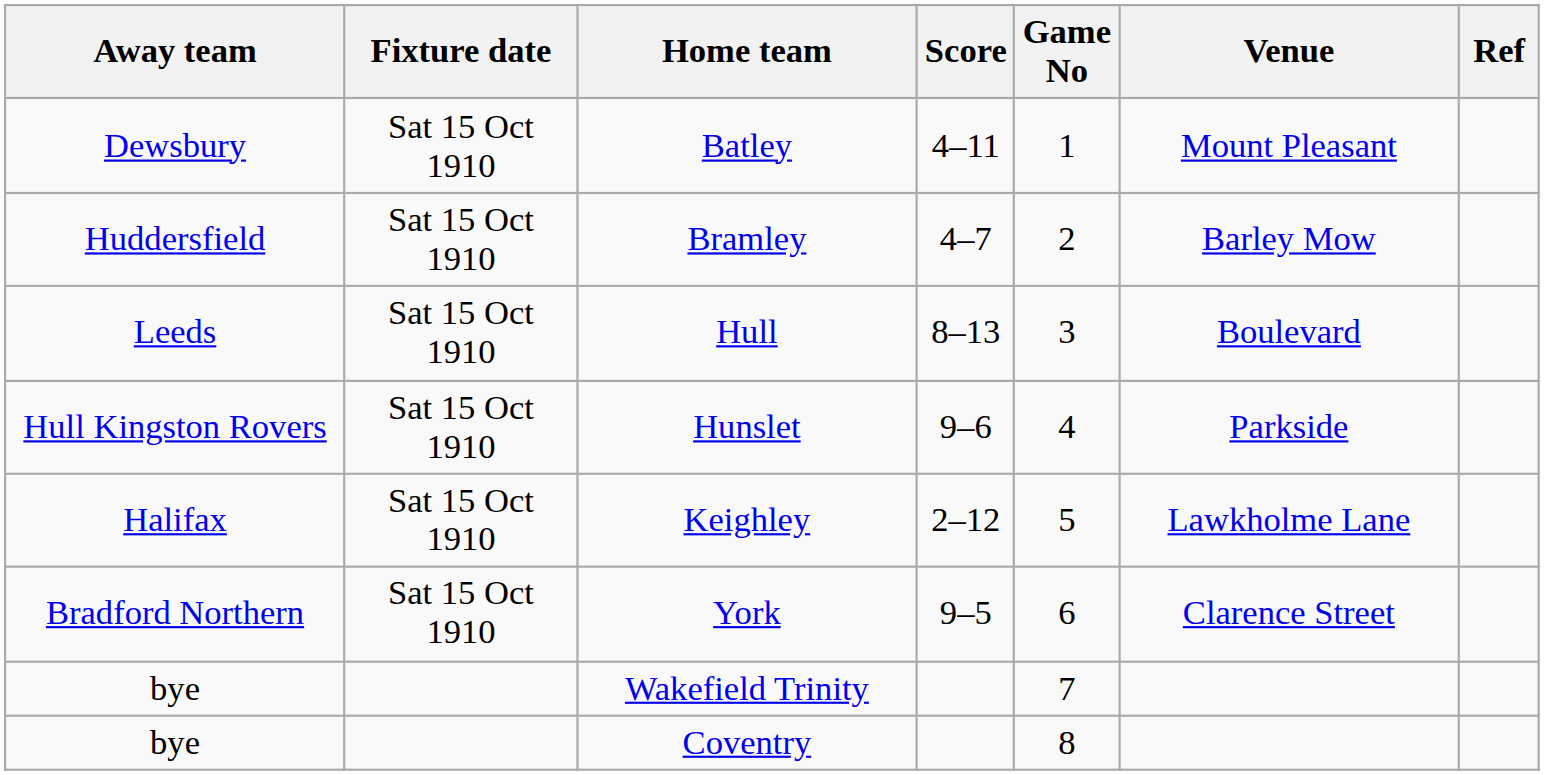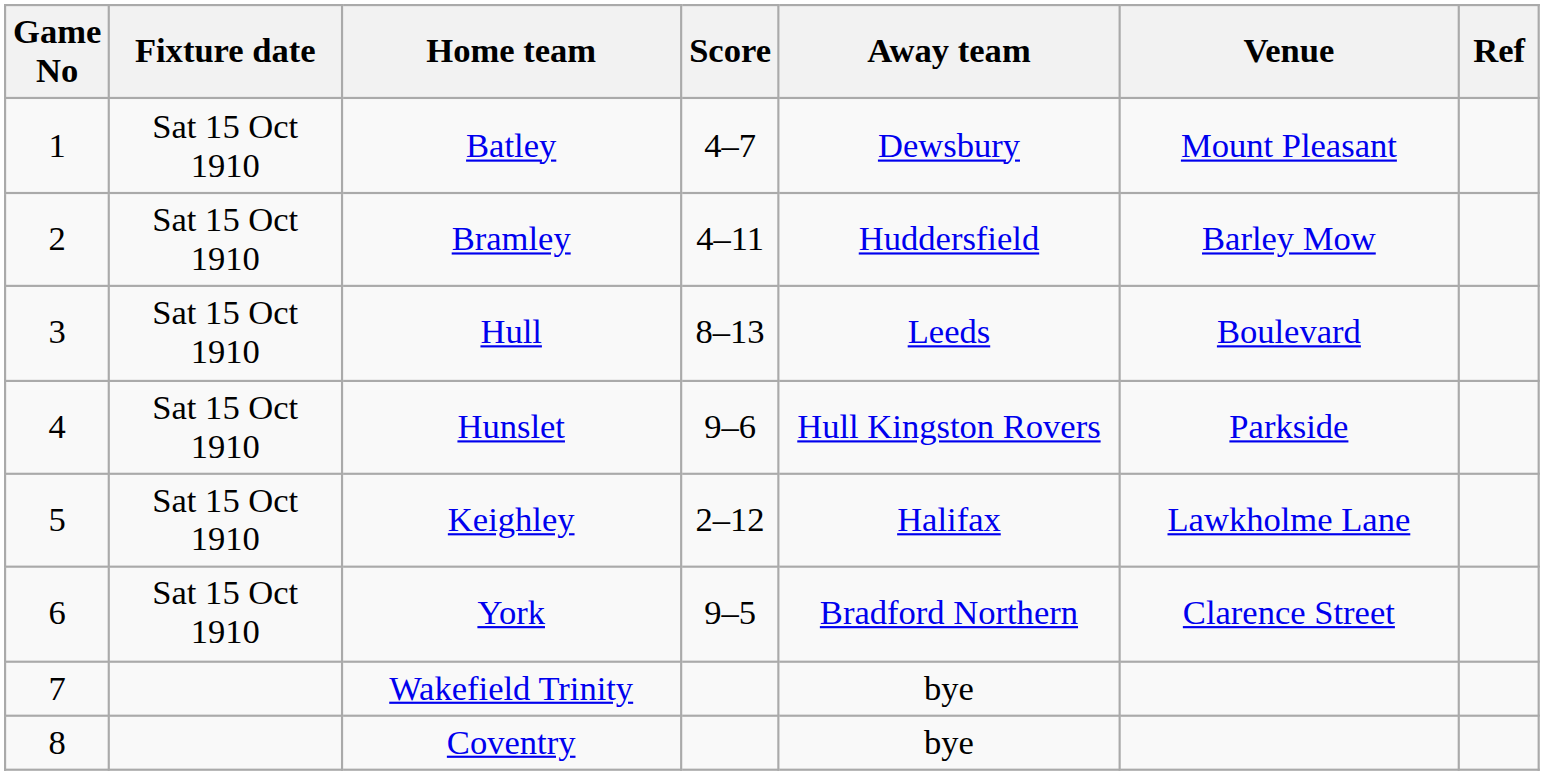columns swapped: (1067, 51) <-> (175, 51)
(966, 145) 4–11 -> (730, 145) 4–7
(966, 238) 4–7 -> (730, 238) 4–11
